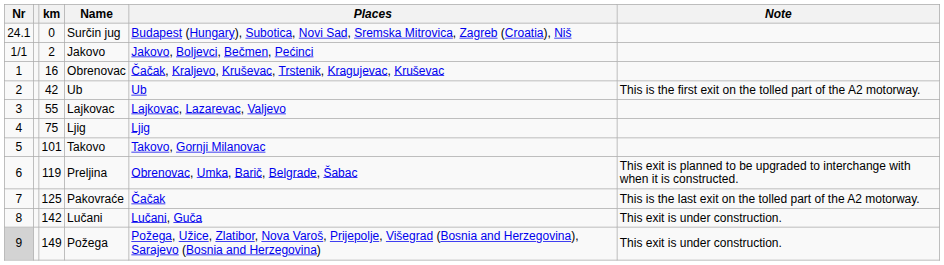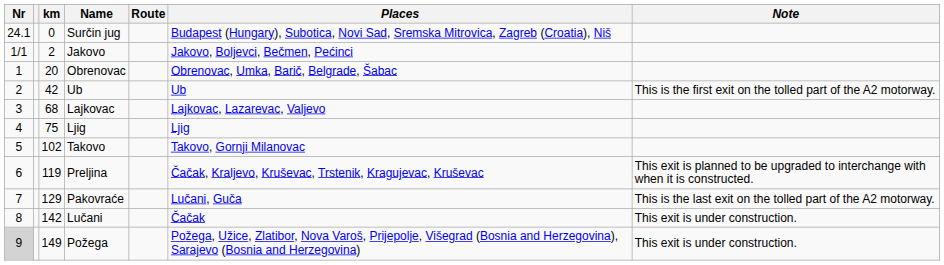+ column: (148, 14)
(52, 71) 16 -> (52, 71) 20
(288, 71) Čačak, Kraljevo, Kruševac, Trstenik, Kragujevac, Kruševac -> (284, 71) Obrenovac, Umka, Barič, Belgrade, Šabac
(52, 109) 55 -> (52, 109) 68
(52, 147) 101 -> (52, 147) 102
(244, 173) Obrenovac, Umka, Barič, Belgrade, Šabac -> (327, 173) Čačak, Kraljevo, Kruševac, Trstenik, Kragujevac, Kruševac
(52, 198) 125 -> (52, 198) 129
(148, 198) Čačak -> (206, 198) Lučani, Guča
(167, 217) Lučani, Guča -> (188, 217) Čačak
